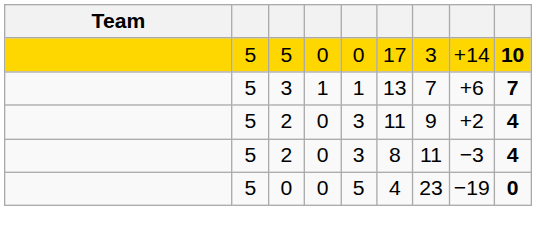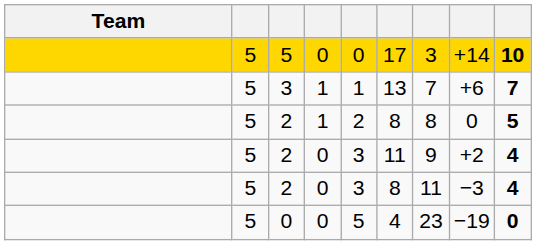+ row: (286, 121)
